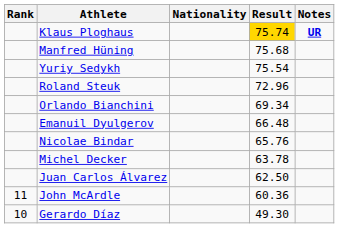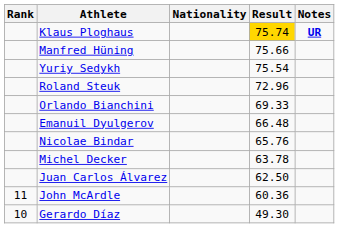(272, 50) 75.68 -> (272, 50) 75.66
(272, 105) 69.34 -> (272, 105) 69.33
